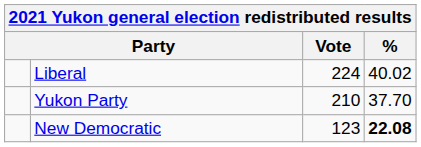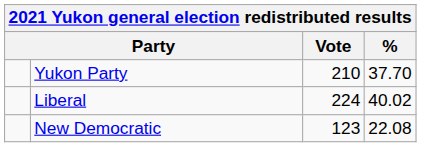rows swapped: (60, 73) <-> (81, 100)
(390, 127) bold -> (390, 127) normal
